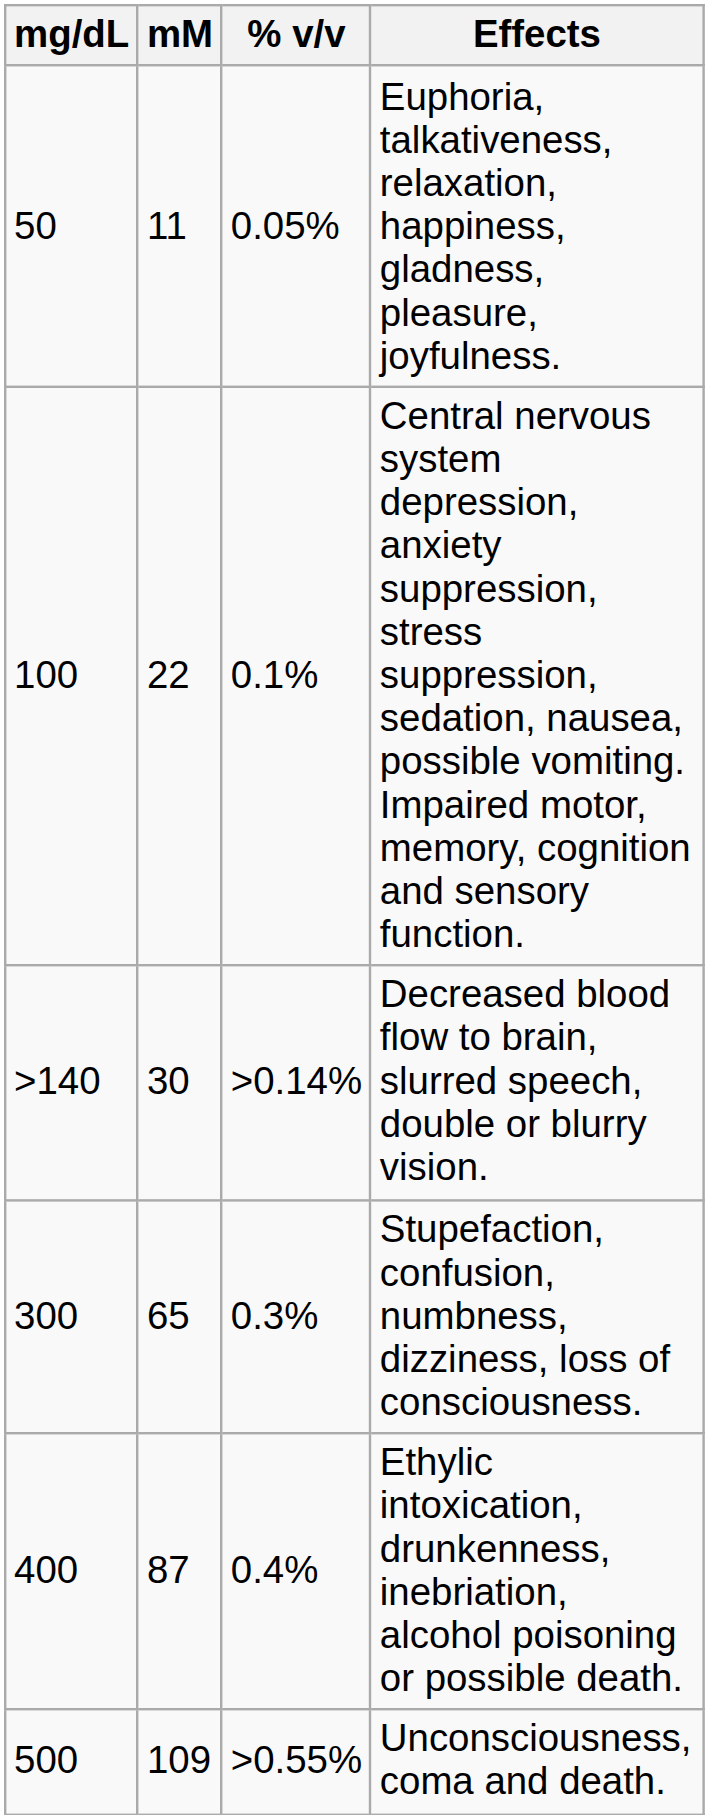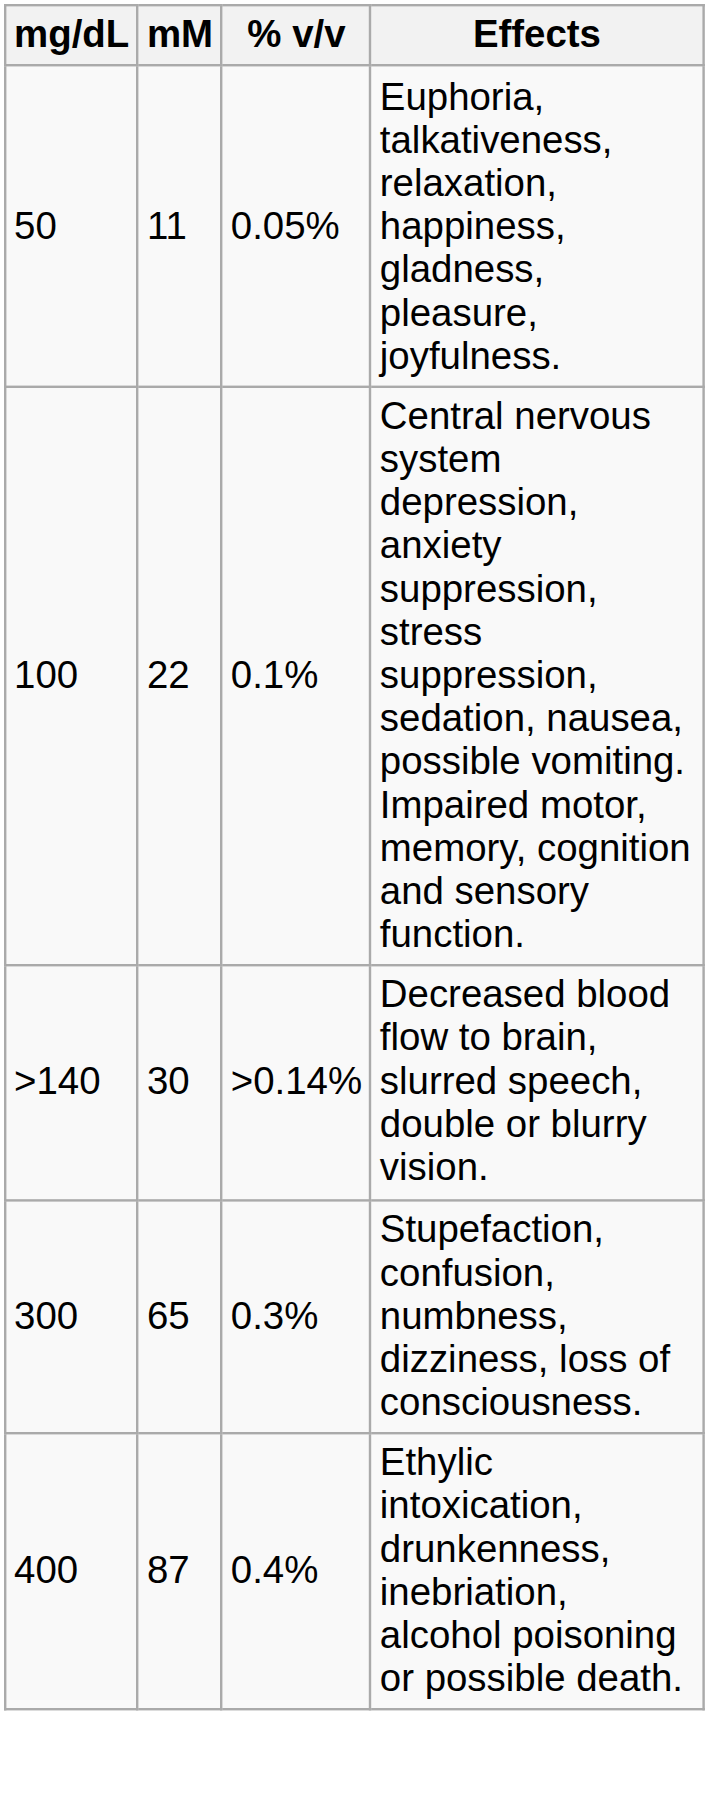- row: (536, 1761)
